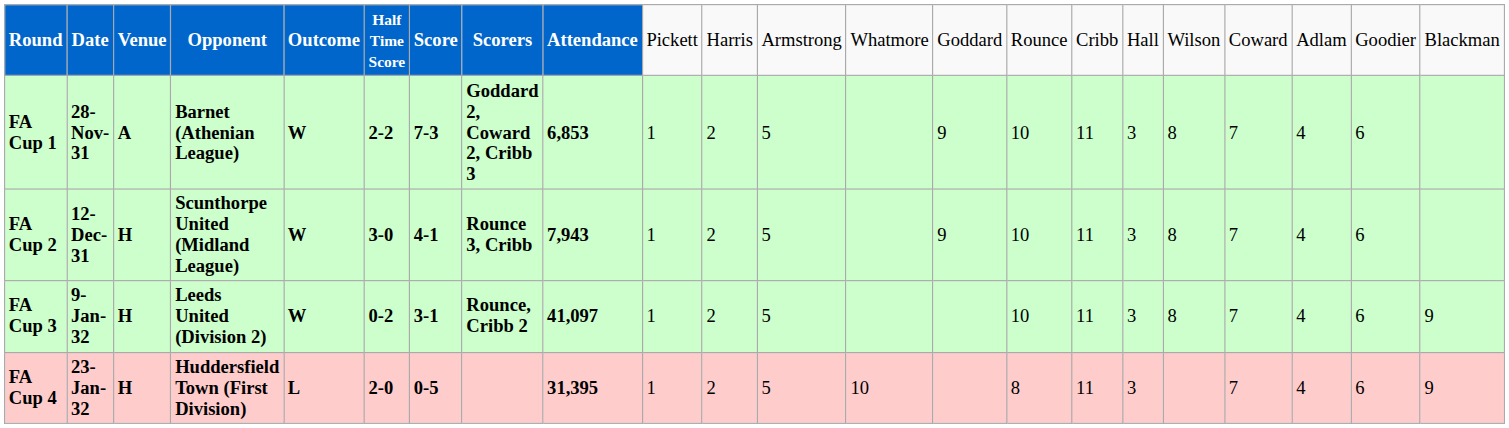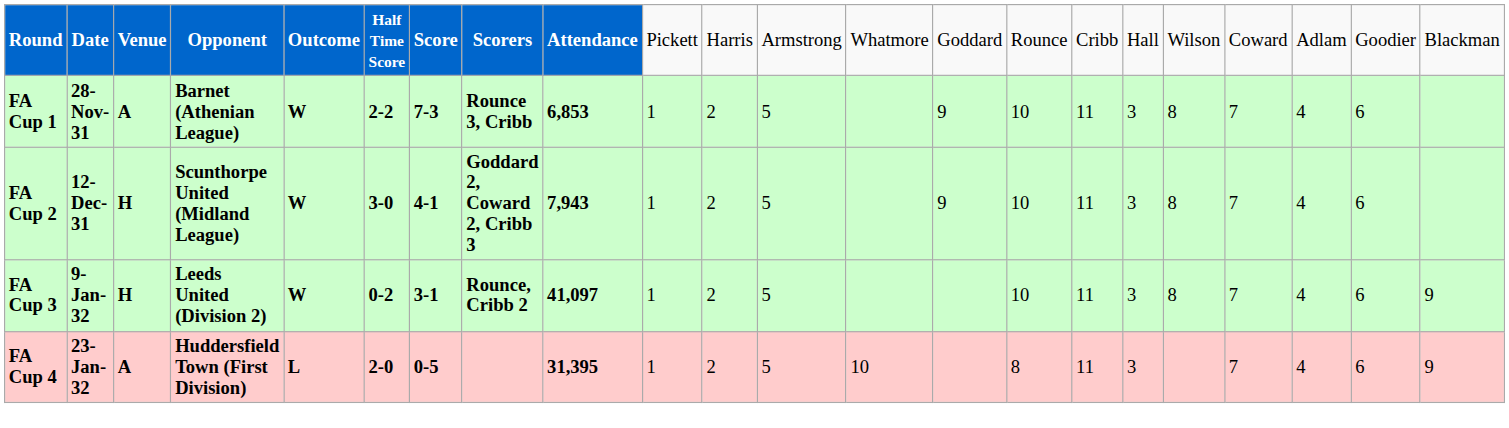(502, 132) Goddard 2, Coward 2, Cribb 3 -> (499, 111) Rounce 3, Cribb
(499, 234) Rounce 3, Cribb -> (502, 203) Goddard 2, Coward 2, Cribb 3
(125, 387) H -> (124, 366) A
